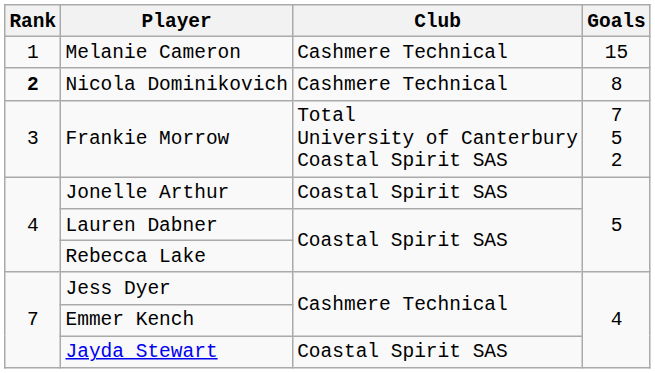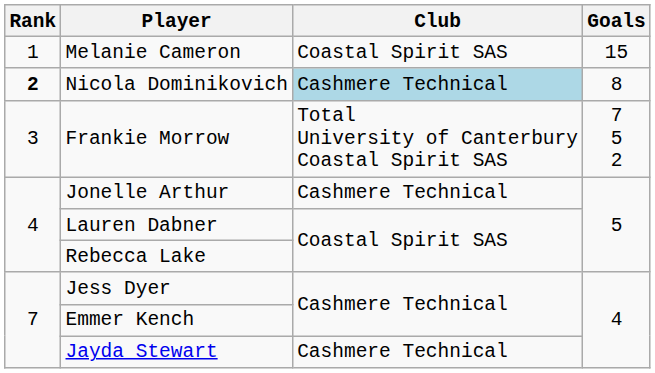(402, 52) Cashmere Technical -> (402, 52) Coastal Spirit SAS
(402, 84) no background -> (402, 84) lightblue background
(402, 193) Coastal Spirit SAS -> (402, 193) Cashmere Technical
(402, 352) Coastal Spirit SAS -> (402, 352) Cashmere Technical
